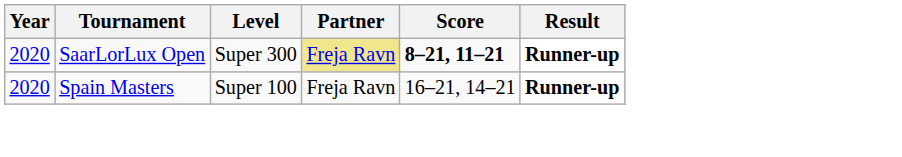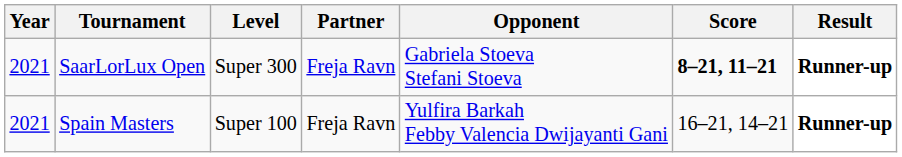+ column: (536, 21)
(30, 54) 2020 -> (30, 66) 2021
(351, 54) khaki background -> (351, 66) no background
(30, 88) 2020 -> (30, 123) 2021
